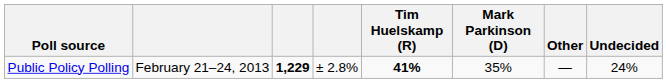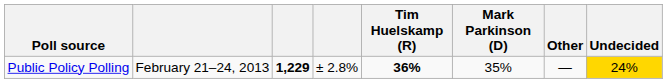(407, 67) 41% -> (407, 67) 36%
(624, 67) no background -> (624, 67) gold background
